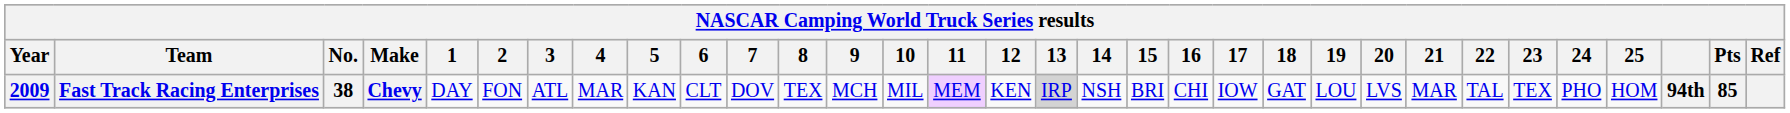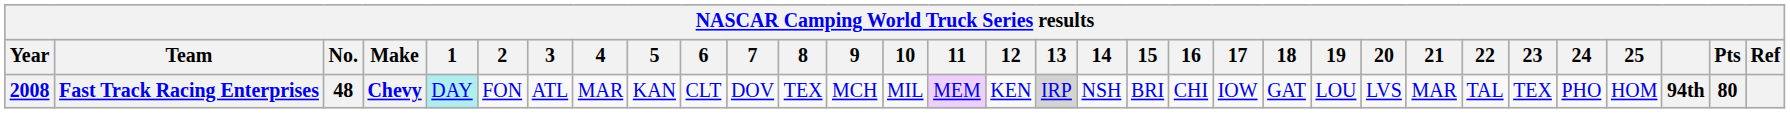(30, 90) 2009 -> (30, 90) 2008
(343, 90) 38 -> (343, 90) 48
(452, 90) no background -> (452, 90) paleturquoise background
(1728, 90) 85 -> (1728, 90) 80
